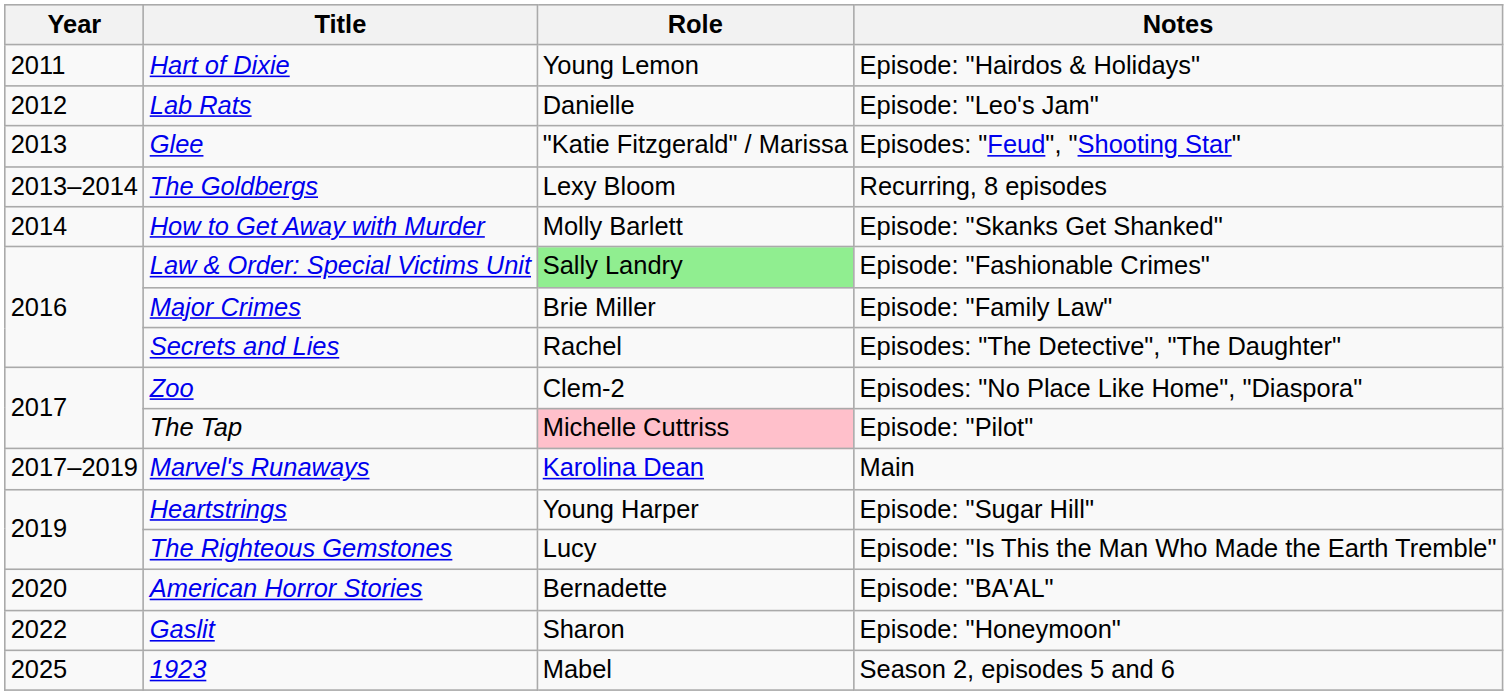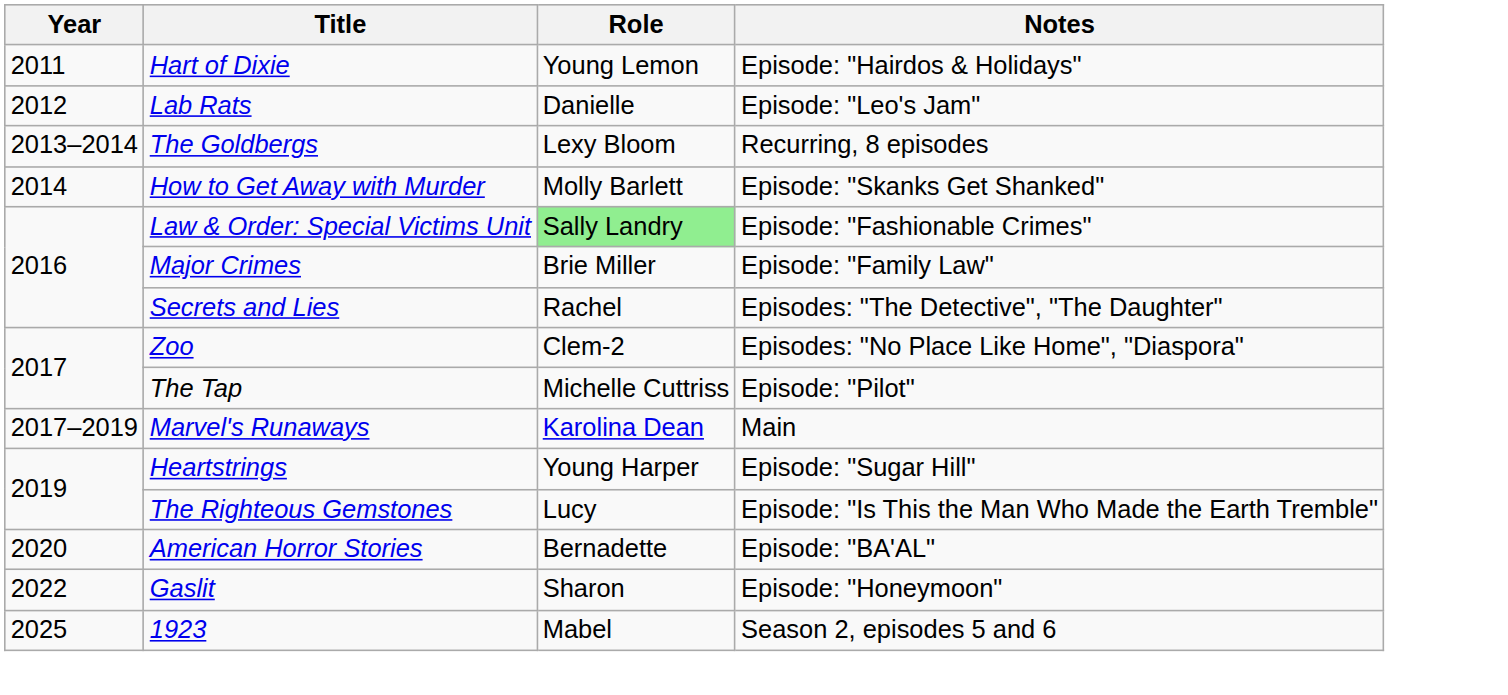- row: (177, 145)
(636, 428) pink background -> (636, 387) no background
